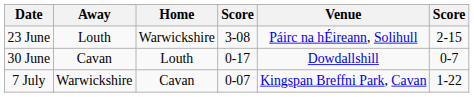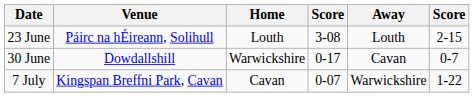columns swapped: (343, 15) <-> (94, 15)
(177, 37) Warwickshire -> (267, 37) Louth
(177, 59) Louth -> (267, 59) Warwickshire
